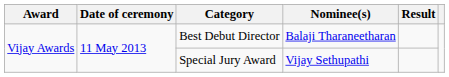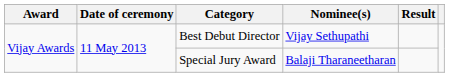(341, 36) Balaji Tharaneetharan -> (327, 36) Vijay Sethupathi
(327, 60) Vijay Sethupathi -> (341, 60) Balaji Tharaneetharan
